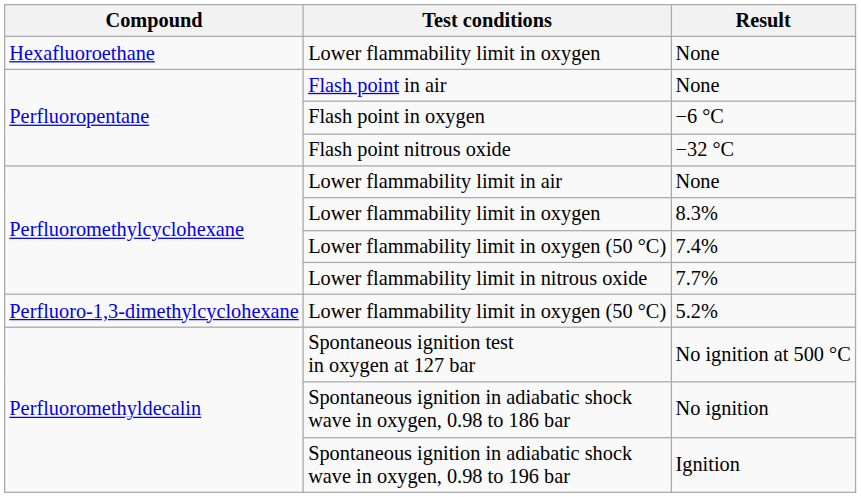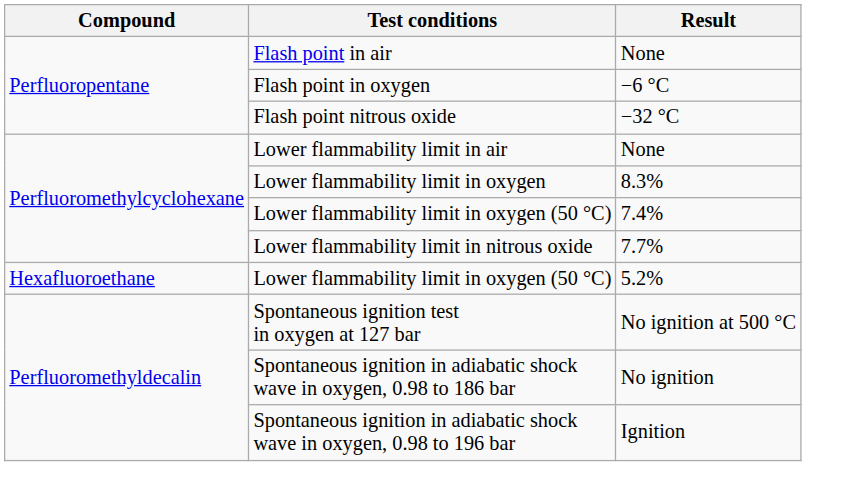- row: (454, 52)
(154, 310) Perfluoro-1,3-dimethylcyclohexane -> (82, 278) Hexafluoroethane
